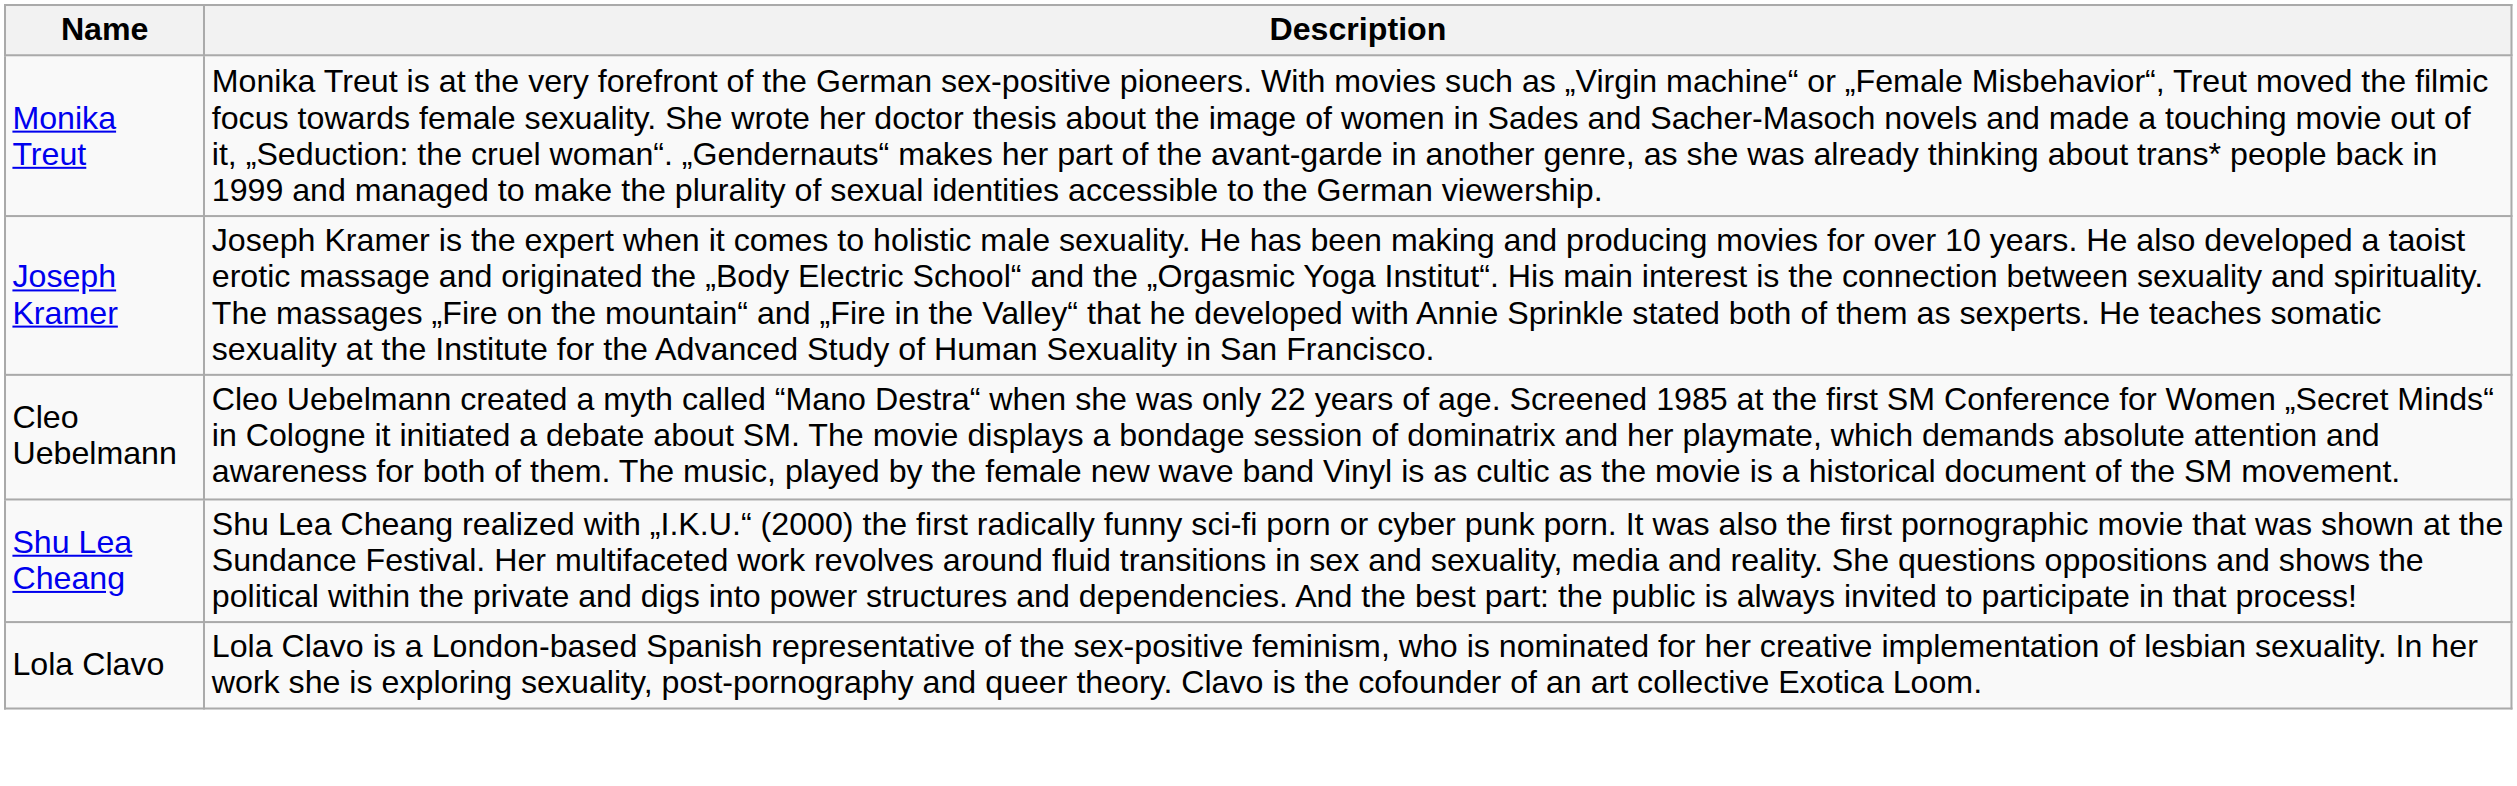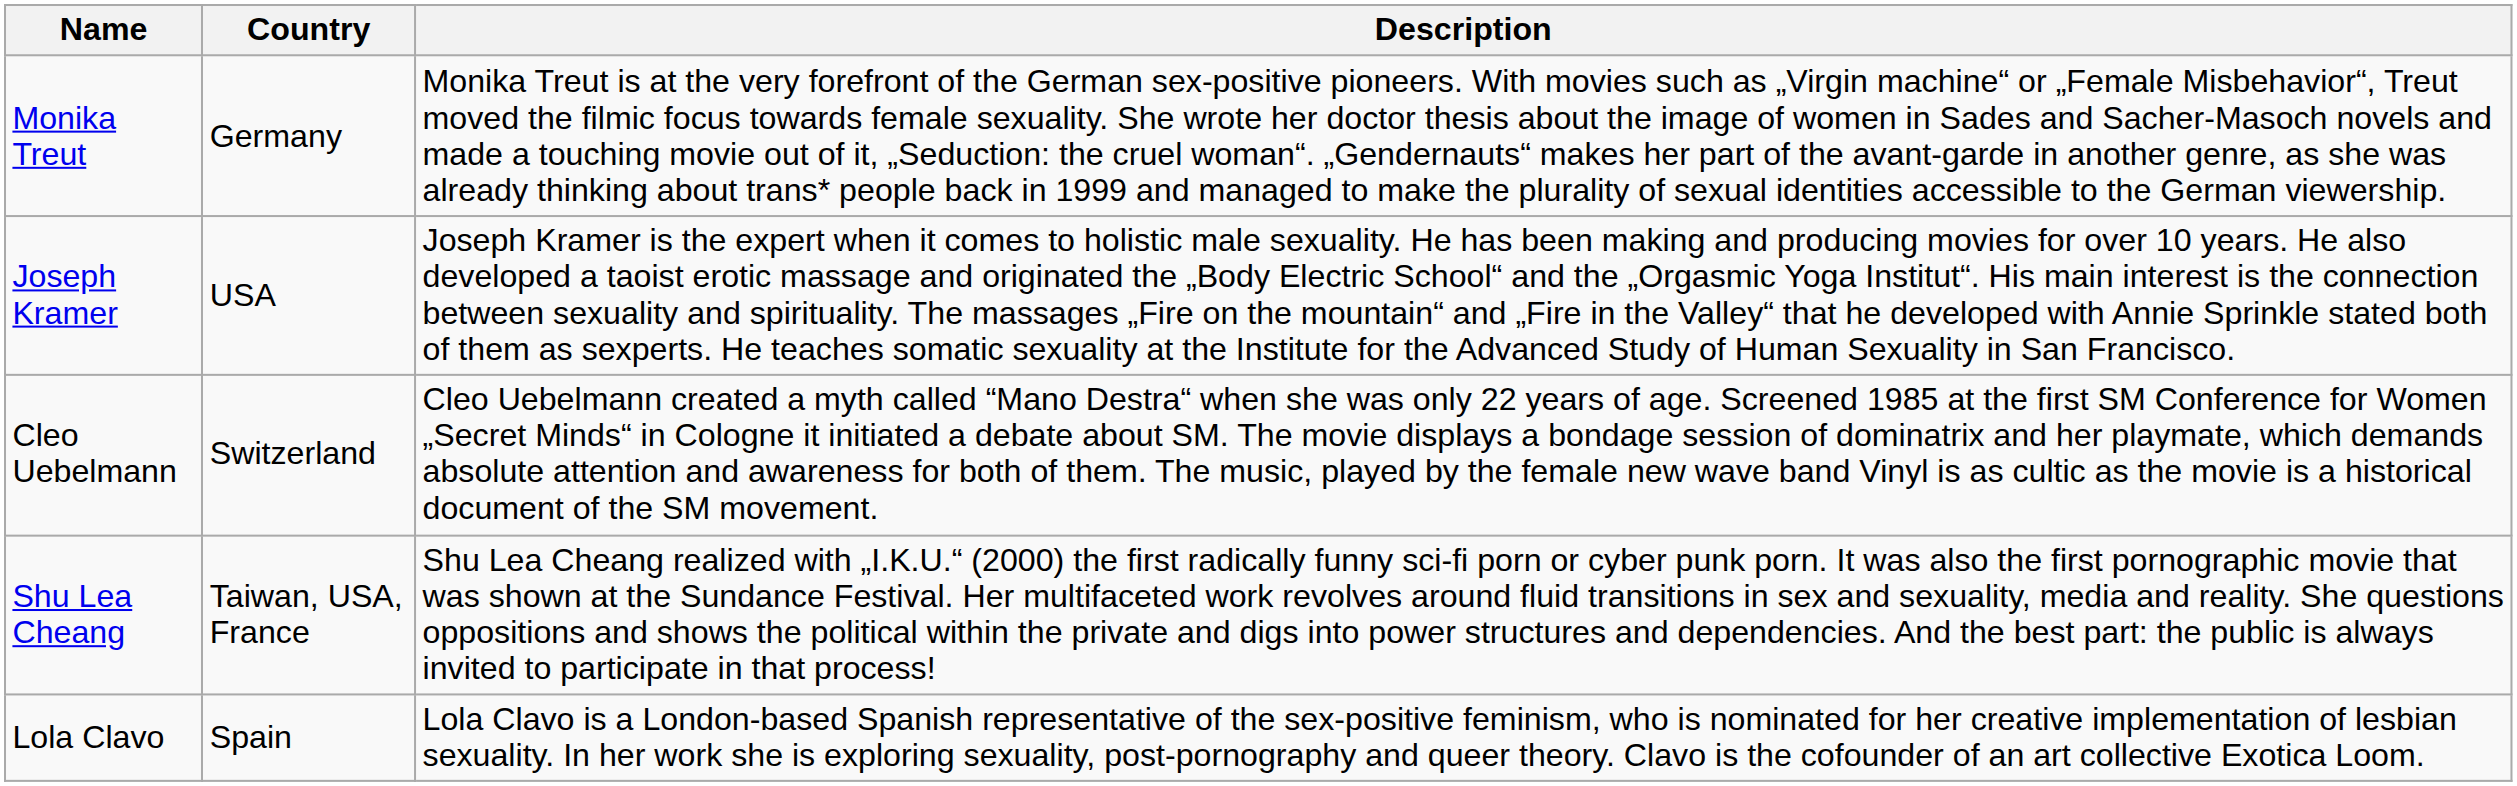+ column: (309, 30)
